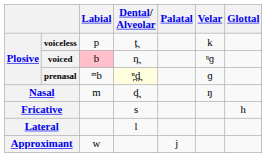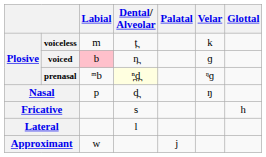(96, 42) p -> (96, 42) m
(210, 59) ᵑɡ -> (210, 59) ɡ
(210, 76) ɡ -> (210, 76) ᵑɡ
(96, 93) m -> (96, 93) p
